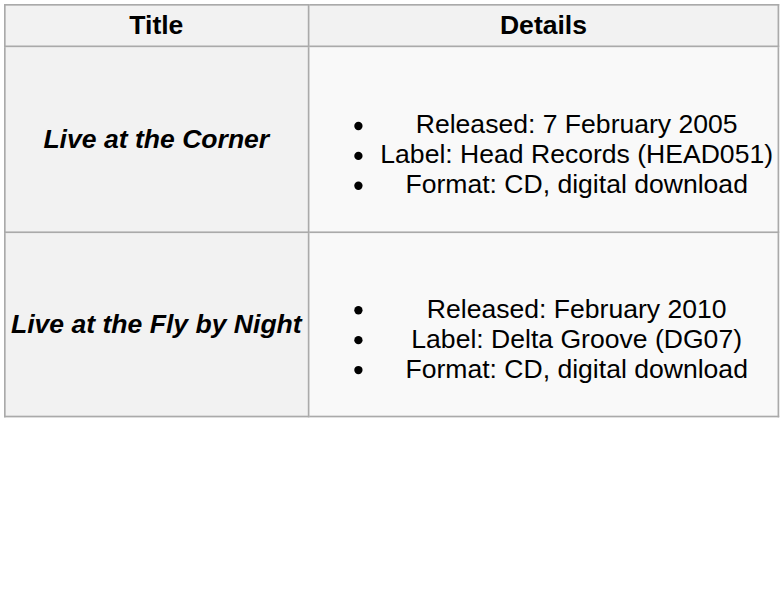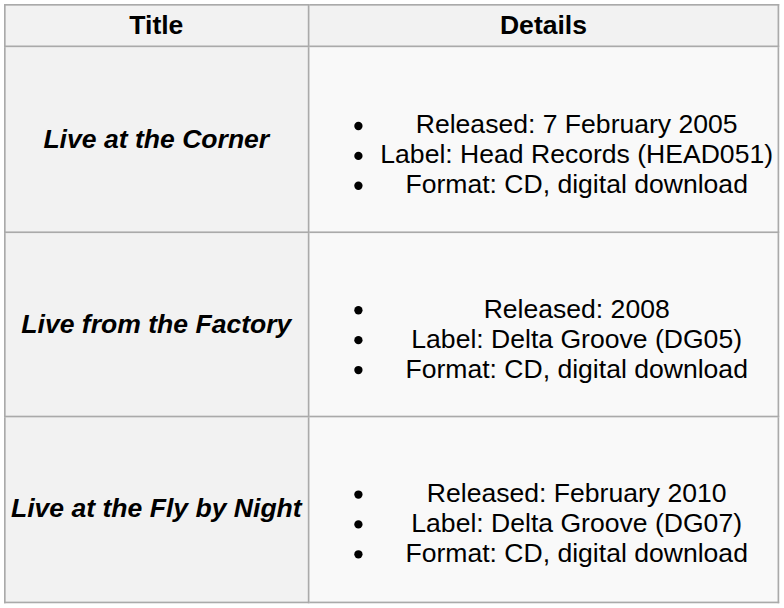+ row: (156, 323)
